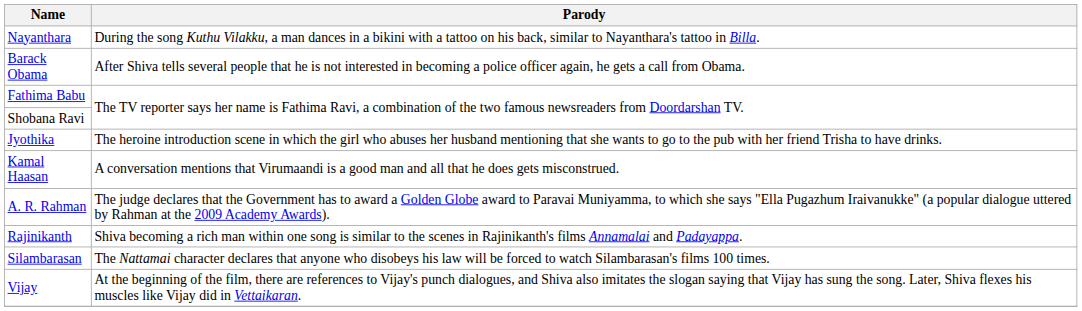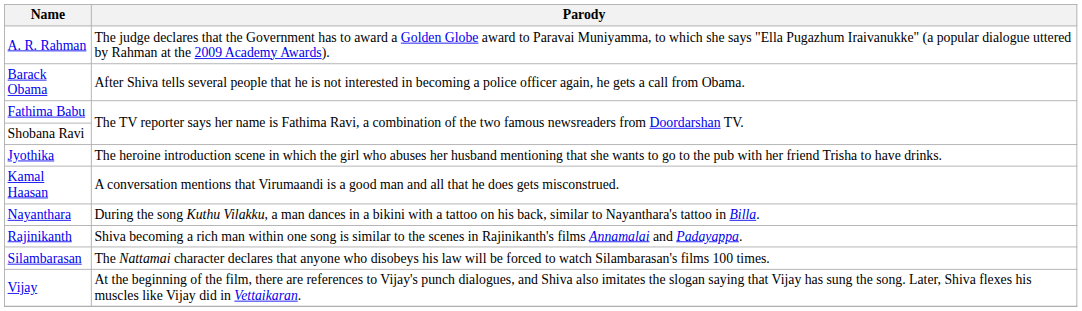rows swapped: (47, 206) <-> (39, 37)
